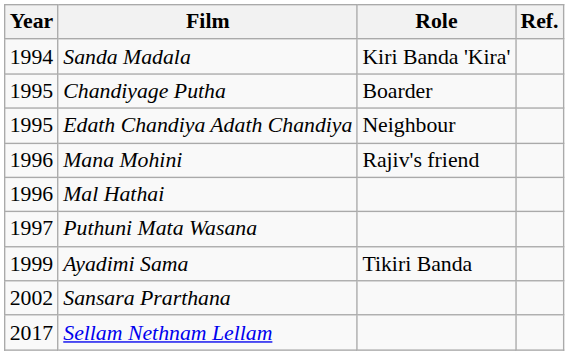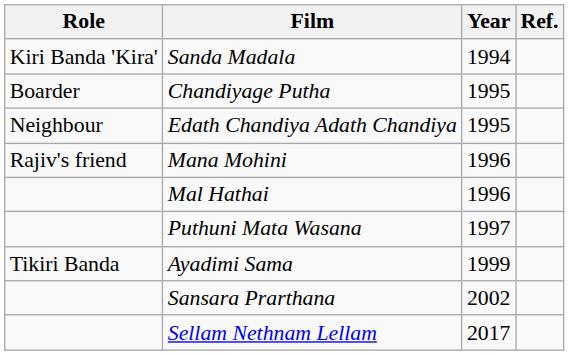columns swapped: (31, 21) <-> (436, 21)
